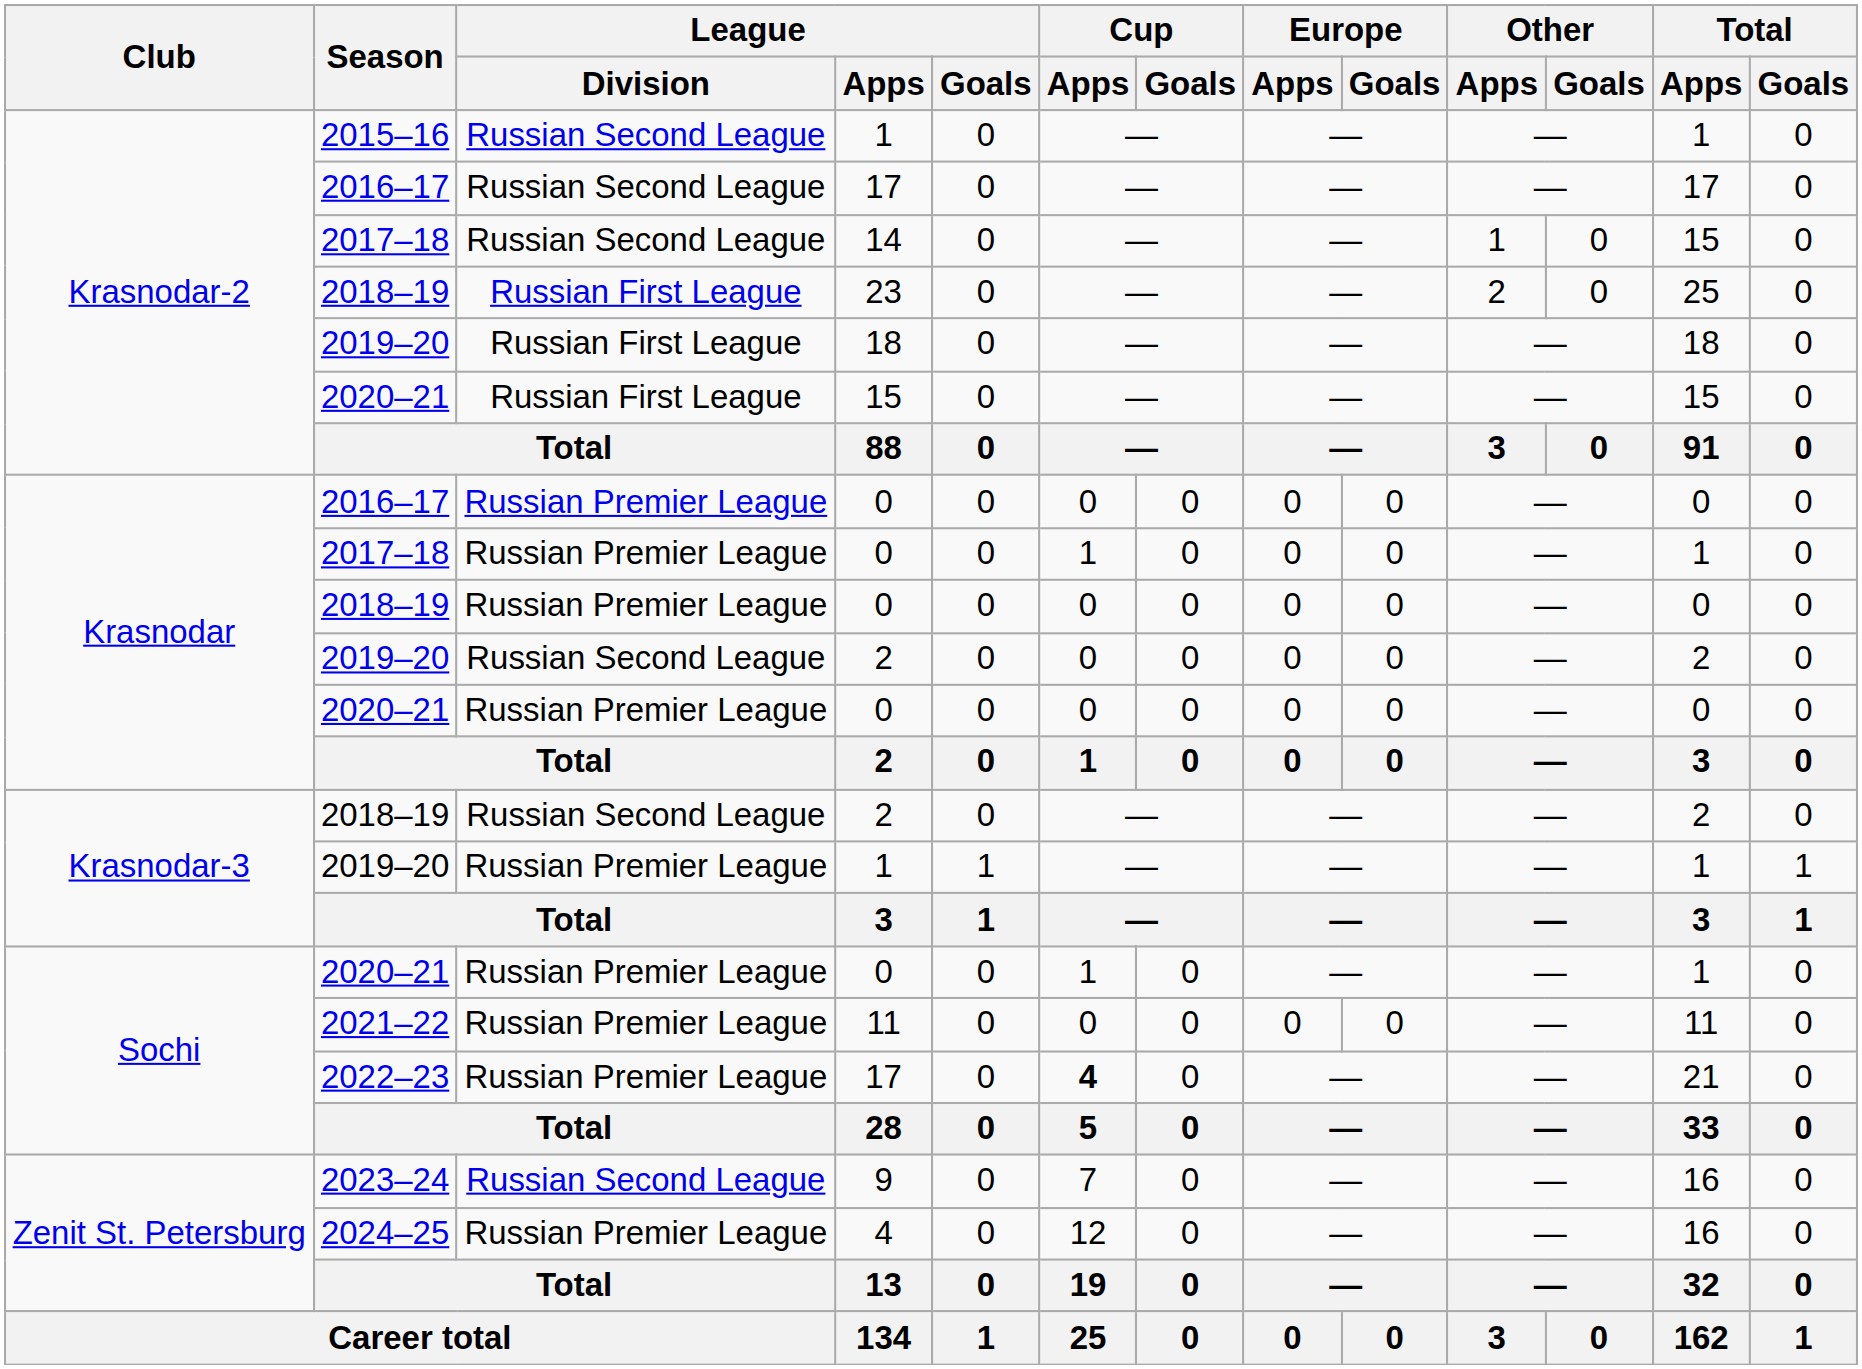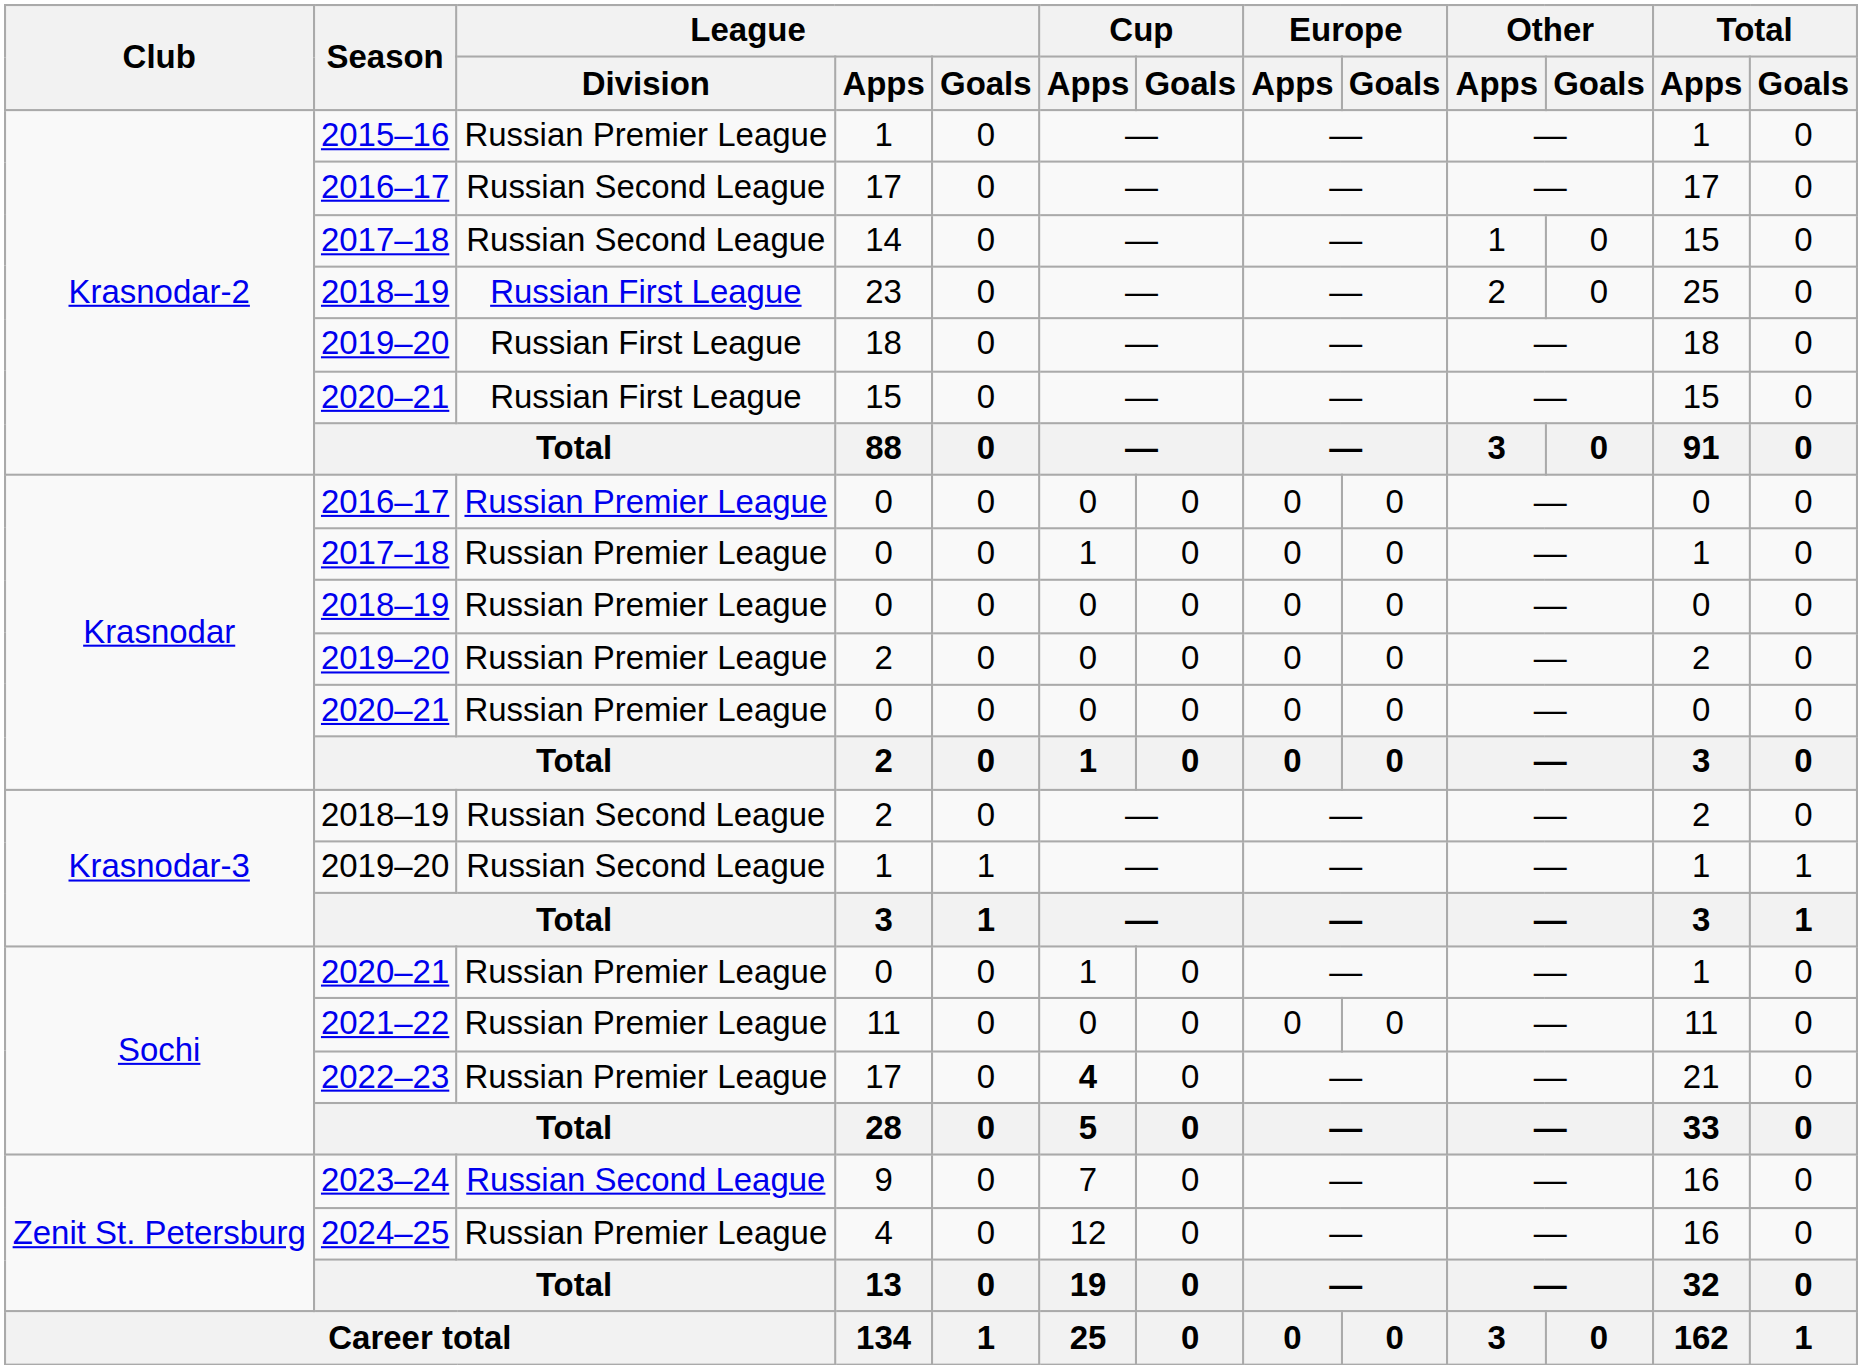(646, 135) Russian Second League -> (646, 135) Russian Premier League
(646, 657) Russian Second League -> (646, 657) Russian Premier League
(646, 866) Russian Premier League -> (646, 866) Russian Second League
